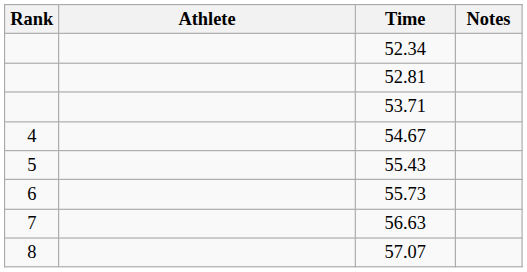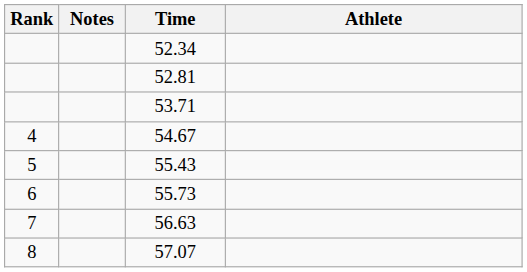columns swapped: (207, 19) <-> (489, 19)
